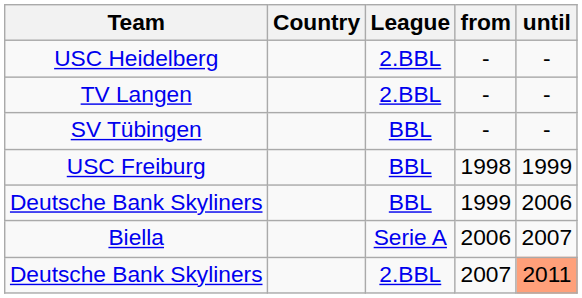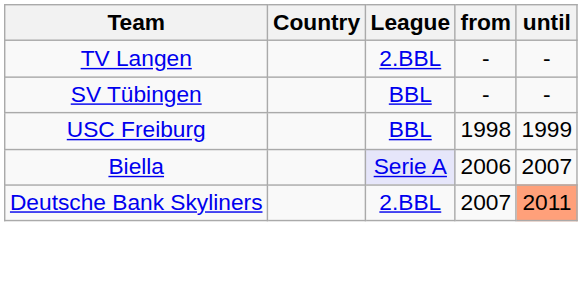- row: (136, 58)
- row: (136, 202)
(410, 238) no background -> (410, 166) lavender background
